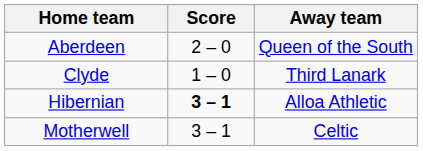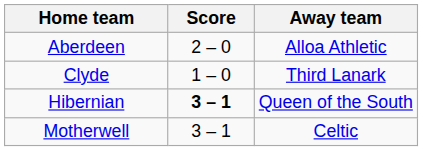(336, 46) Queen of the South -> (336, 46) Alloa Athletic
(336, 103) Alloa Athletic -> (336, 103) Queen of the South
